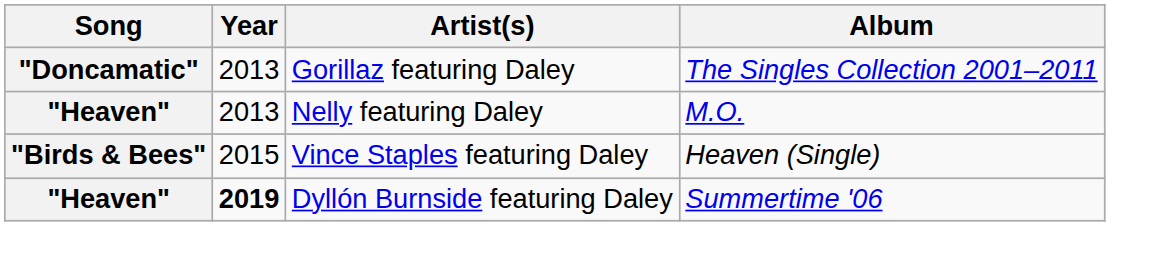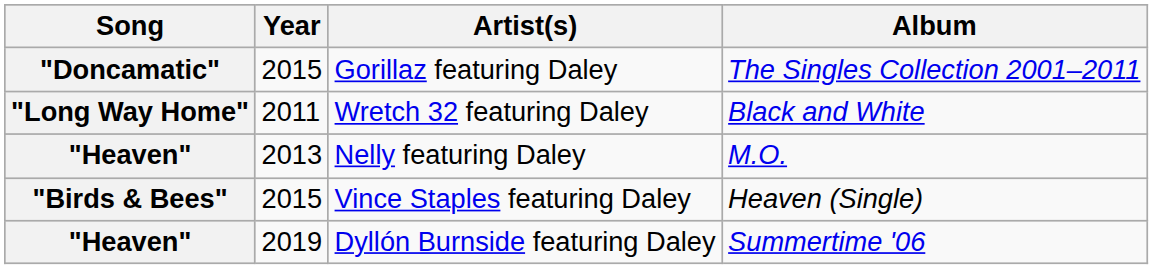(249, 69) 2013 -> (292, 69) 2015
+ row: (492, 112)
(249, 198) bold -> (292, 241) normal
